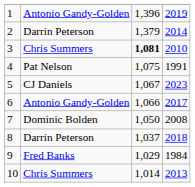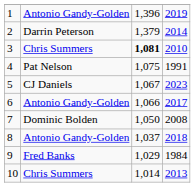(59, 137) Darrin Peterson -> (76, 137) Antonio Gandy-Golden
